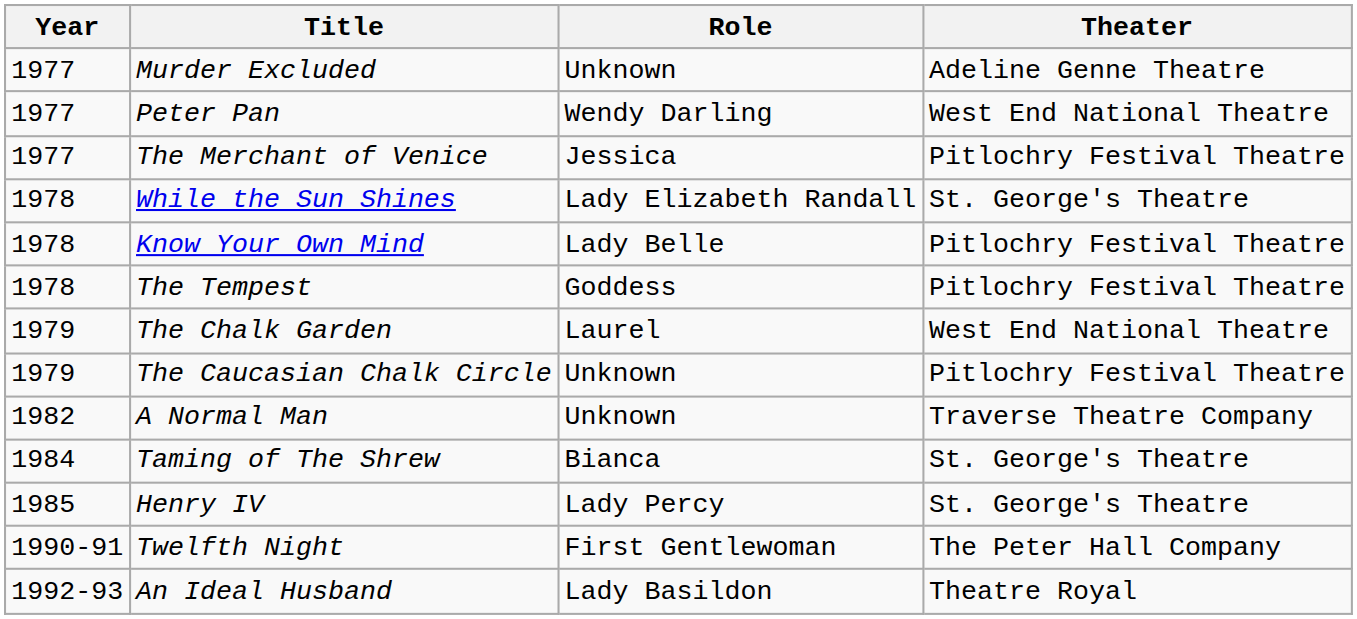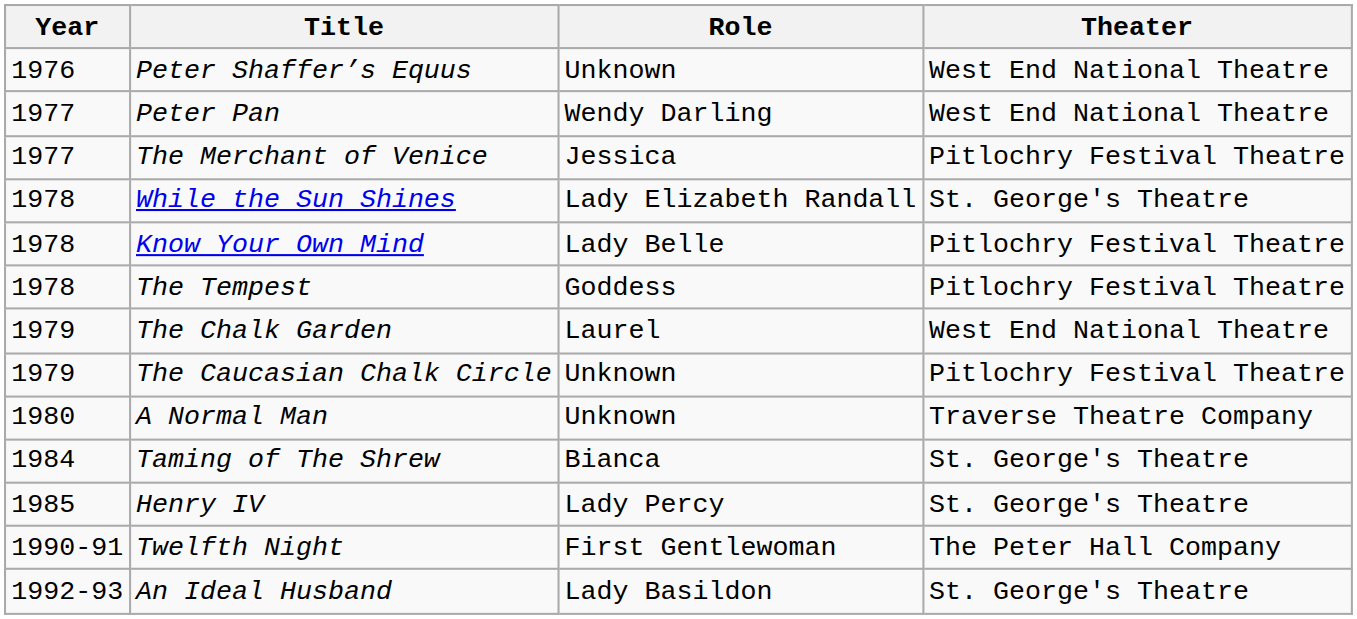+ row: (304, 70)
- row: (256, 70)
(43, 418) 1982 -> (43, 418) 1980
(1033, 591) Theatre Royal -> (1089, 591) St. George's Theatre
